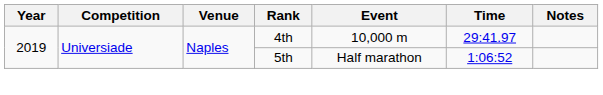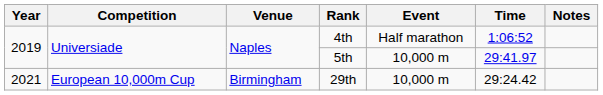(379, 37) 10,000 m -> (421, 37) Half marathon
(490, 37) 29:41.97 -> (510, 37) 1:06:52
(379, 58) Half marathon -> (421, 58) 10,000 m
(490, 58) 1:06:52 -> (510, 58) 29:41.97
+ row: (343, 80)
